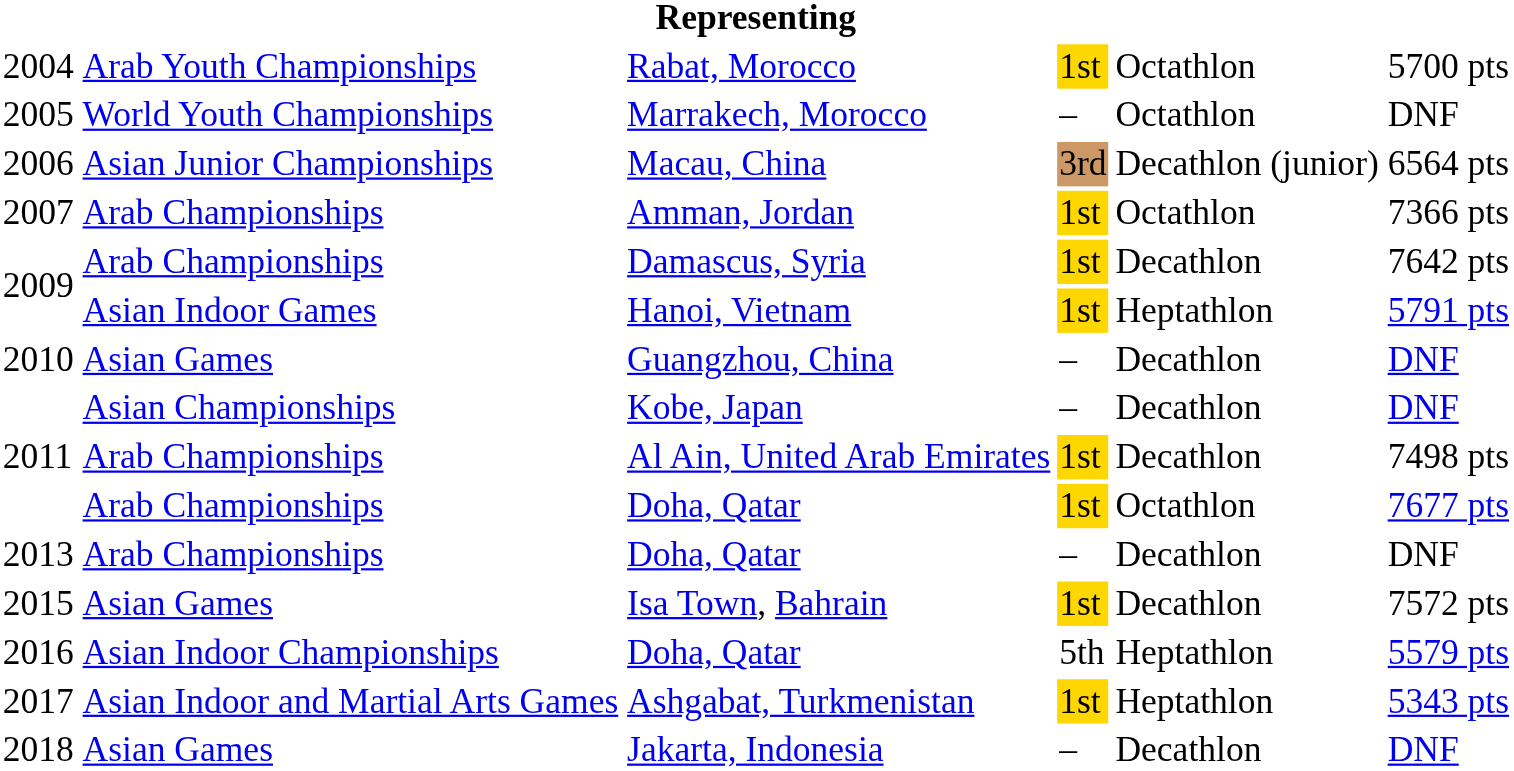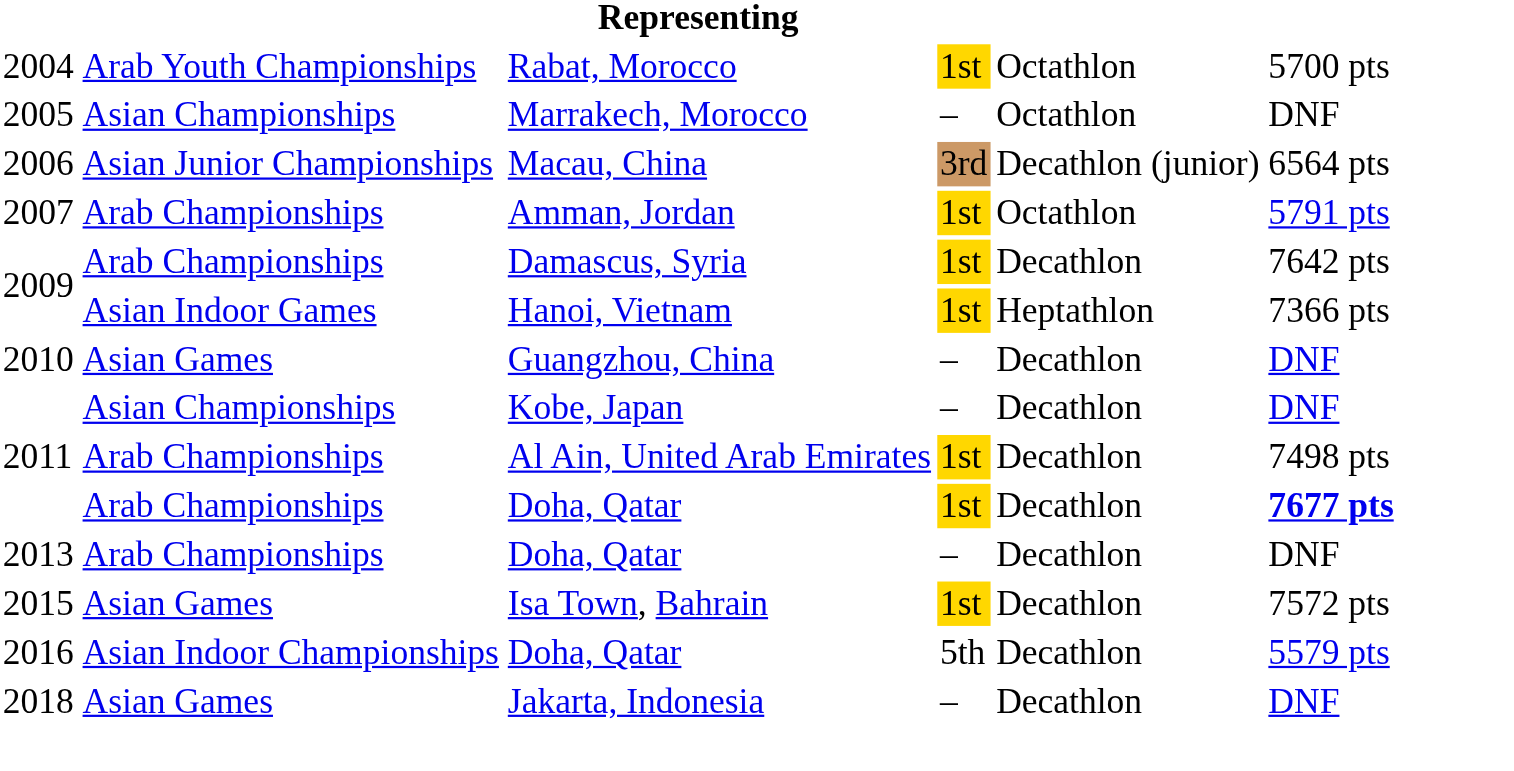(288, 114) World Youth Championships -> (239, 114) Asian Championships
(1448, 212) 7366 pts -> (1329, 212) 5791 pts
(1448, 310) 5791 pts -> (1329, 310) 7366 pts
(1185, 505) Octathlon -> (1069, 505) Decathlon
(1448, 505) normal -> (1331, 505) bold
(1194, 651) Heptathlon -> (1069, 651) Decathlon
- row: (38, 700)
